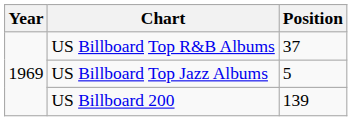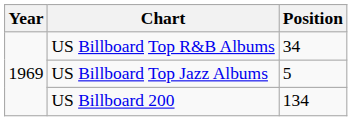(292, 45) 37 -> (292, 45) 34
(296, 101) 139 -> (296, 101) 134
